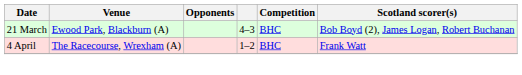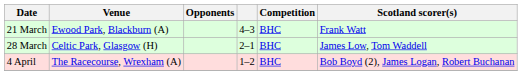(417, 29) Bob Boyd (2), James Logan, Robert Buchanan -> (343, 29) Frank Watt
+ row: (27, 45)
(343, 45) Frank Watt -> (417, 62) Bob Boyd (2), James Logan, Robert Buchanan
